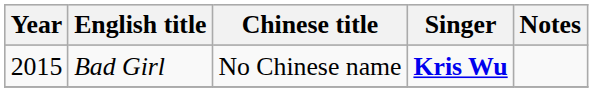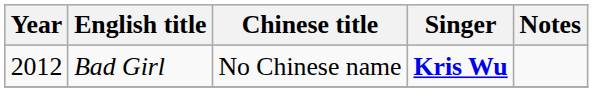(37, 65) 2015 -> (37, 65) 2012
